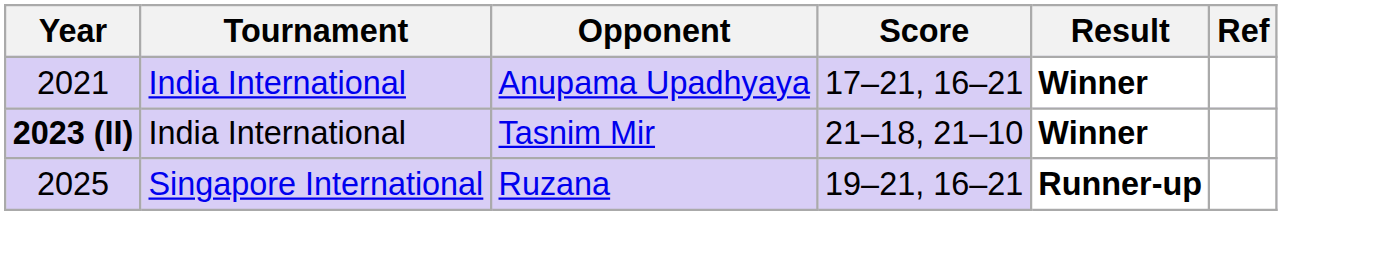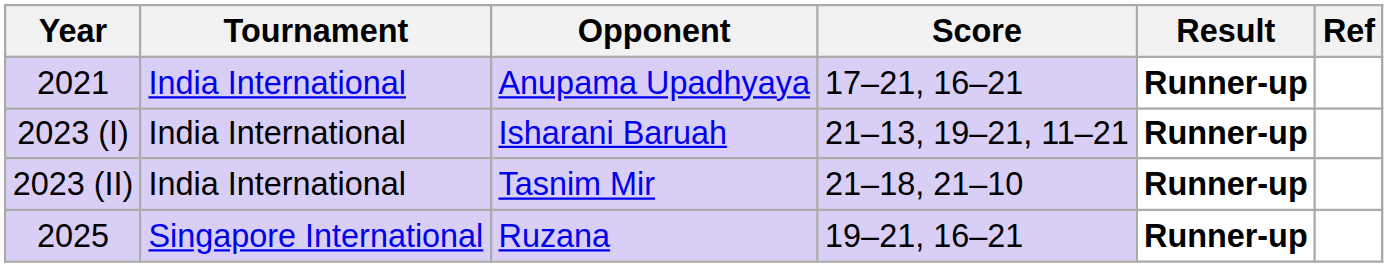(1093, 82) Winner -> (1226, 82) Runner-up
+ row: (613, 133)
(73, 133) bold -> (73, 185) normal
(1093, 133) Winner -> (1226, 185) Runner-up
